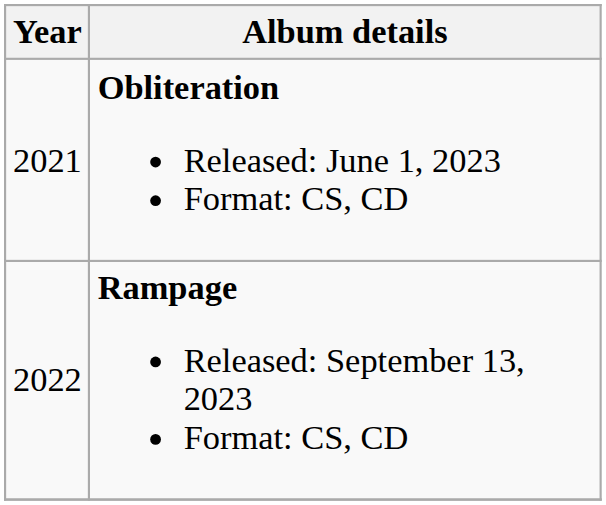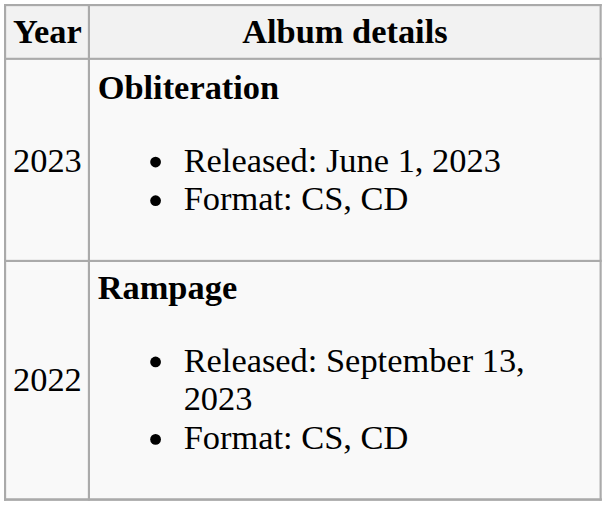(47, 159) 2021 -> (47, 159) 2023
